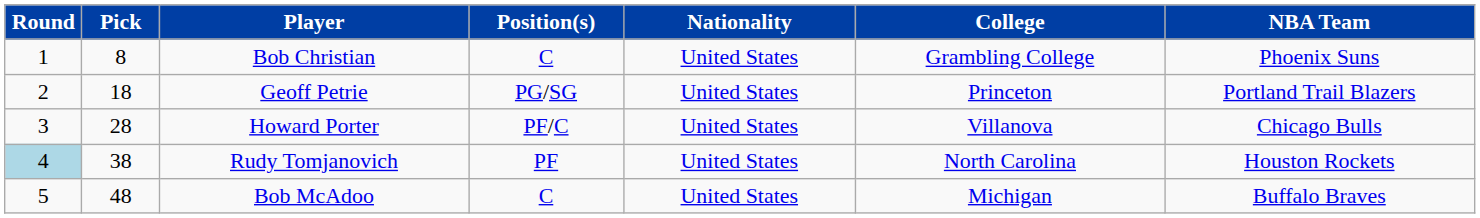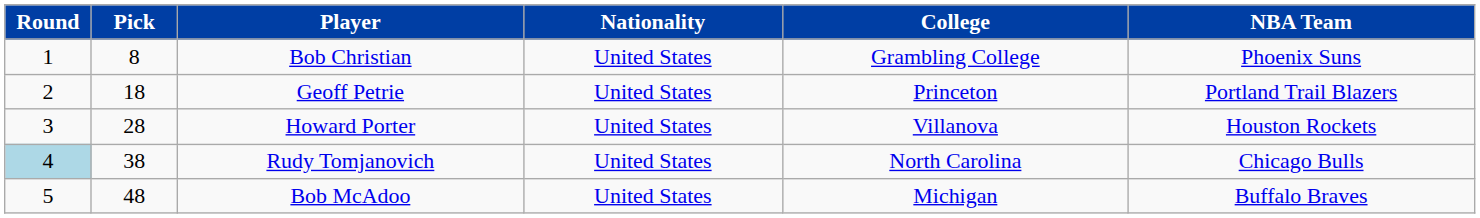- column: (546, 21)
(1319, 126) Chicago Bulls -> (1301, 126) Houston Rockets
(1319, 160) Houston Rockets -> (1301, 160) Chicago Bulls
